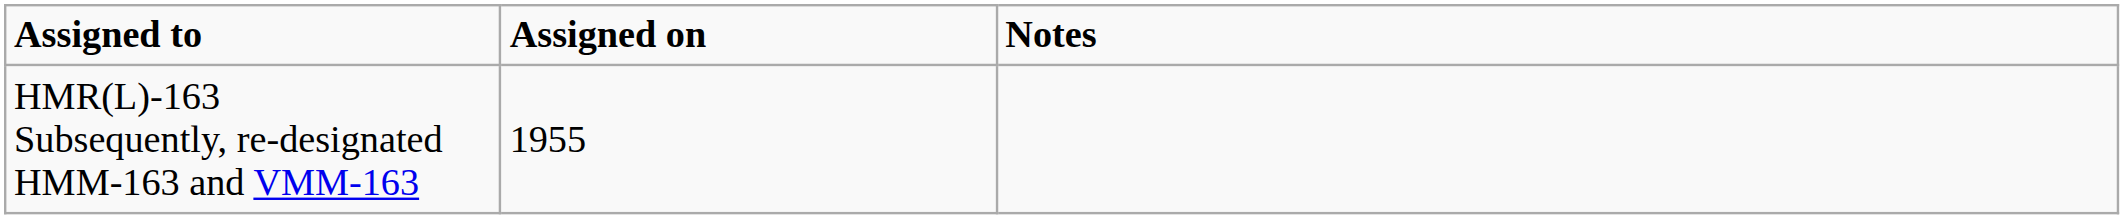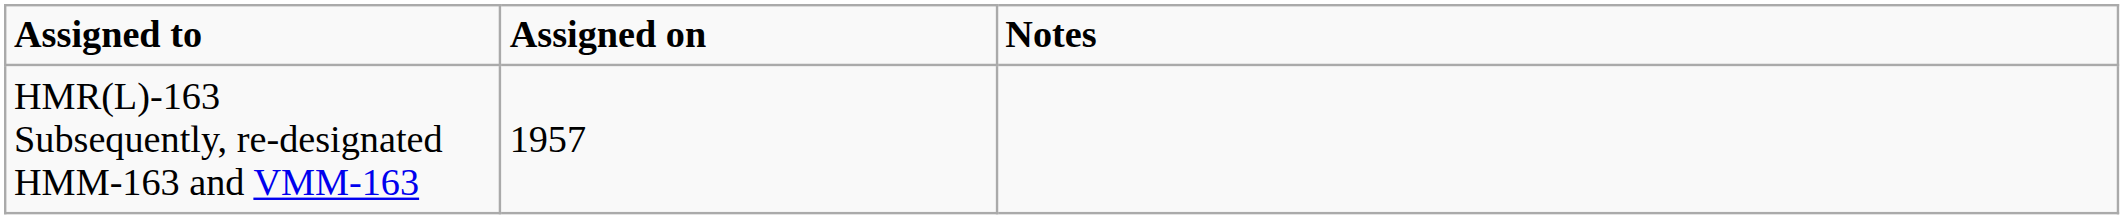(548, 138) 1955 -> (548, 138) 1957
